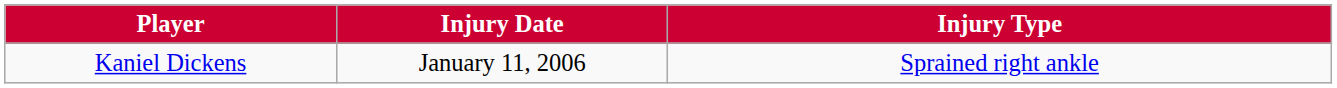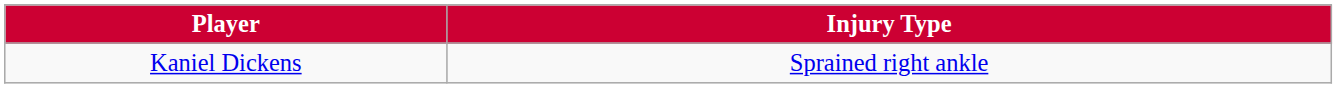- column: (502, 23)
